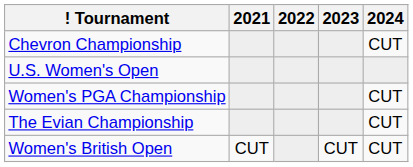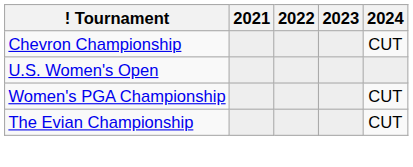- row: (90, 149)
